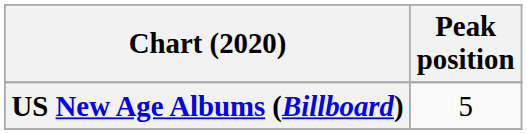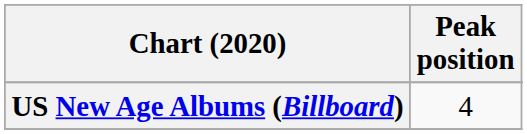(466, 105) 5 -> (466, 105) 4
